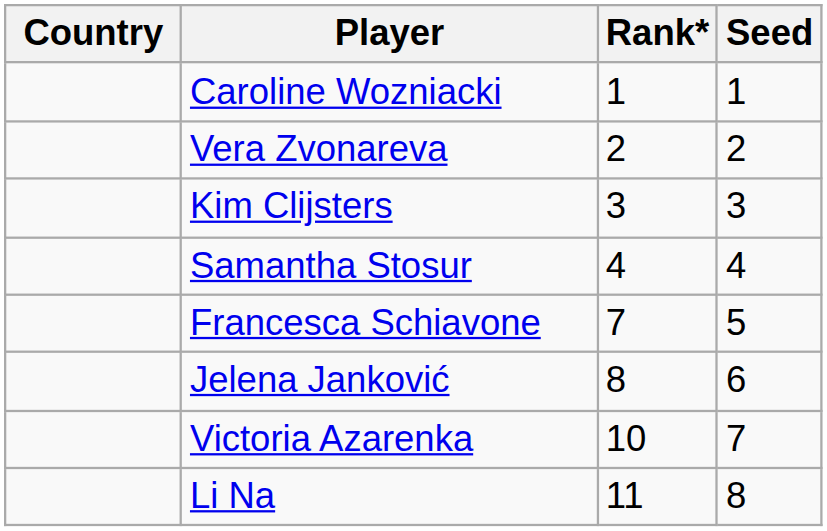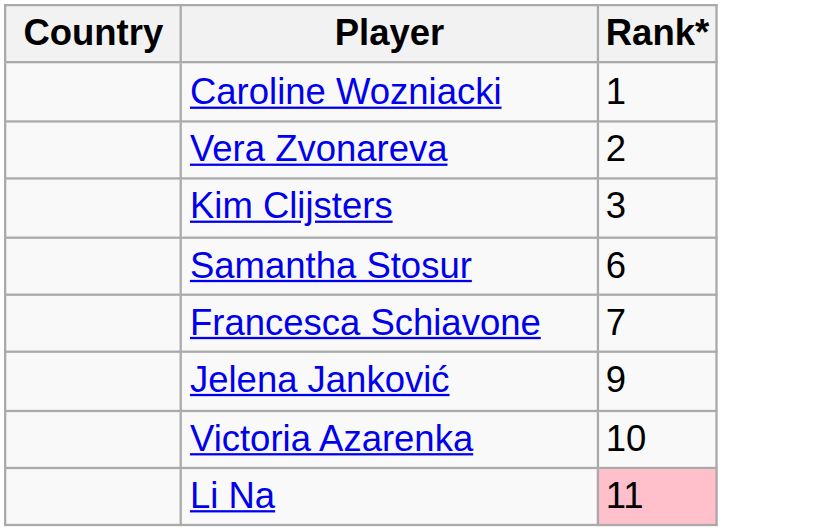- column: (770, 33)
(616, 264) 4 -> (616, 264) 6
(616, 380) 8 -> (616, 380) 9
(625, 496) no background -> (625, 496) pink background
